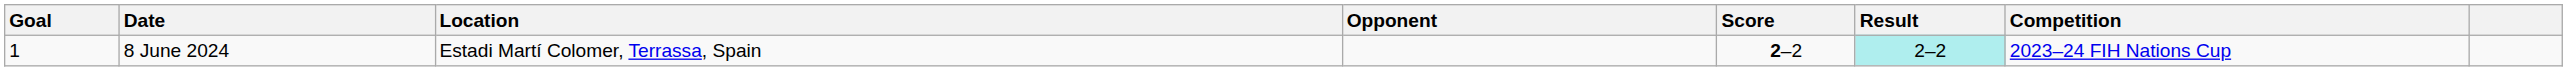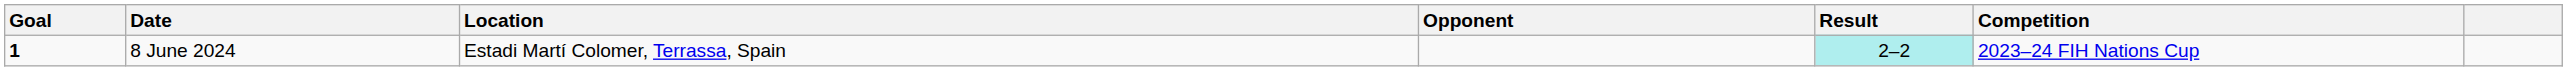- column: (1748, 20)
(14, 50) normal -> (14, 50) bold
